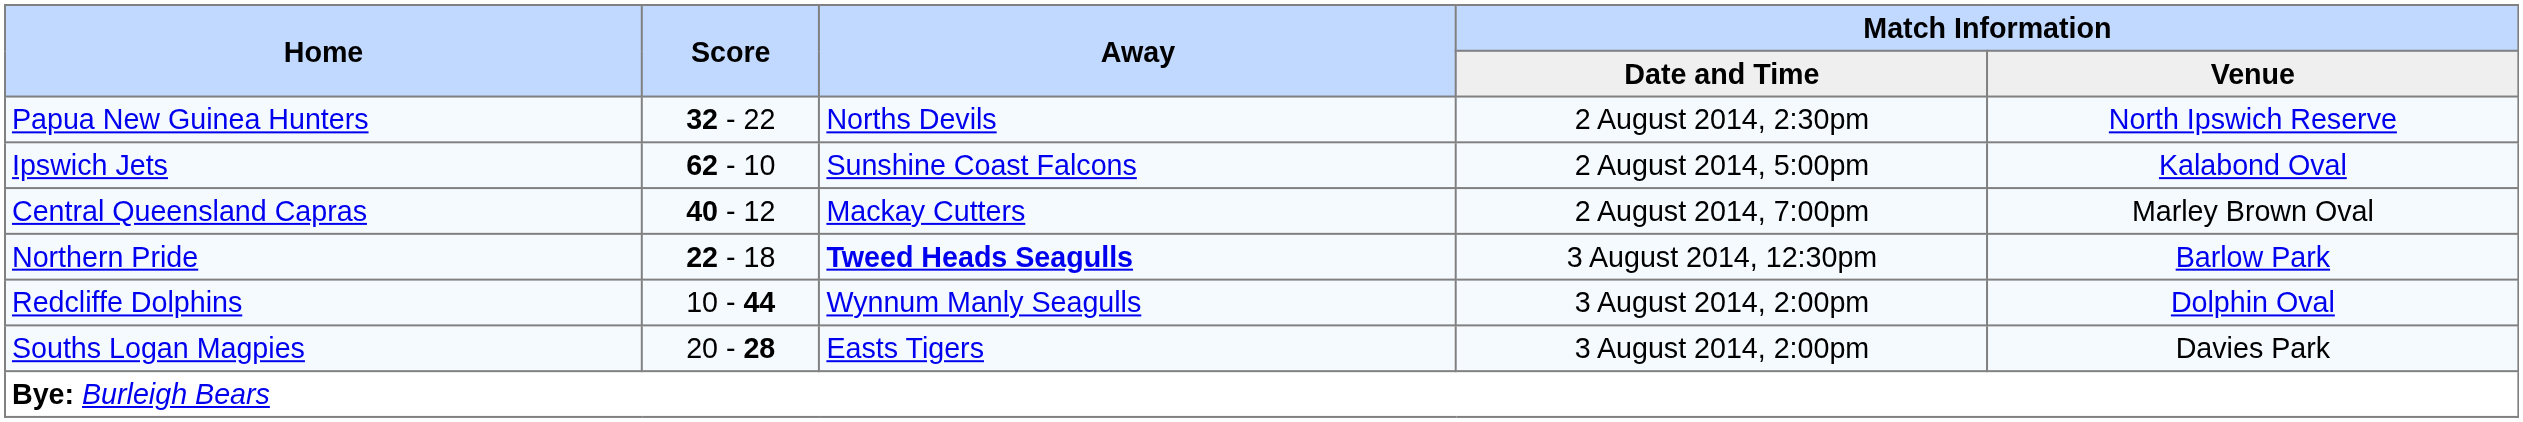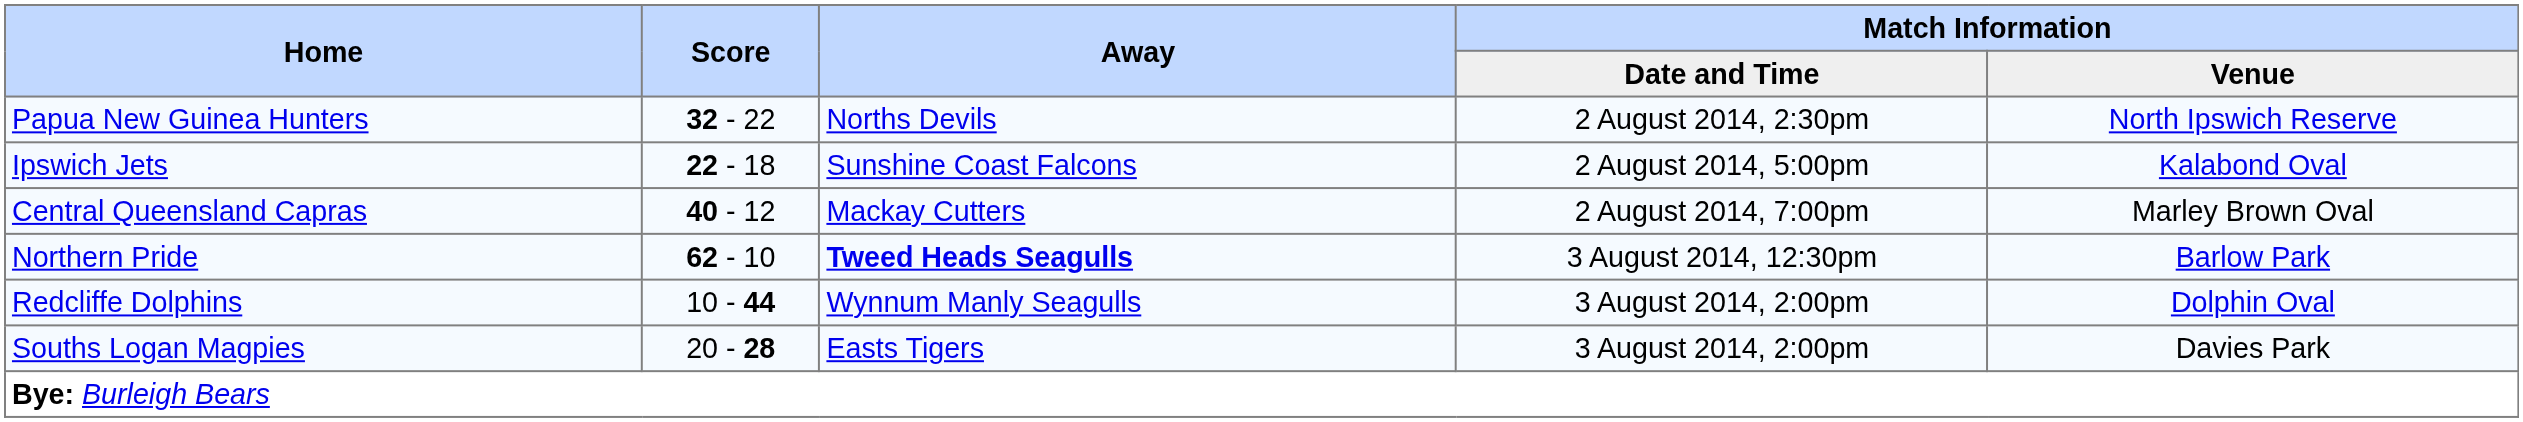(731, 165) 62 - 10 -> (731, 165) 22 - 18
(731, 257) 22 - 18 -> (731, 257) 62 - 10
